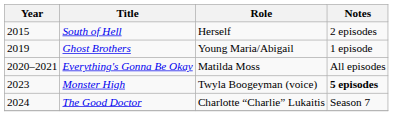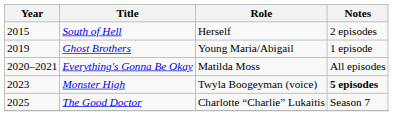(18, 102) 2024 -> (18, 102) 2025
